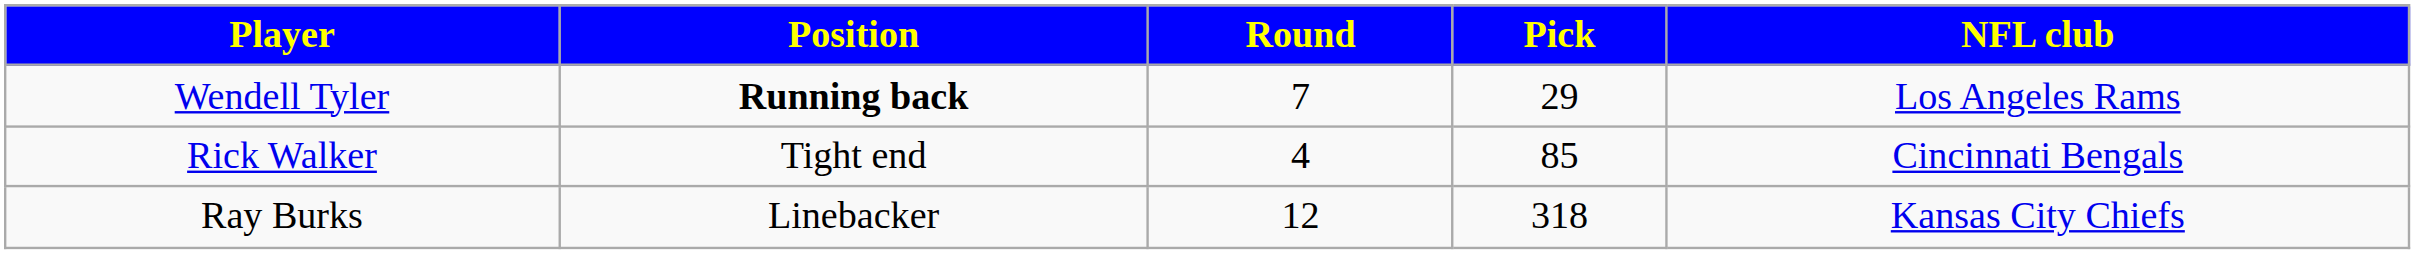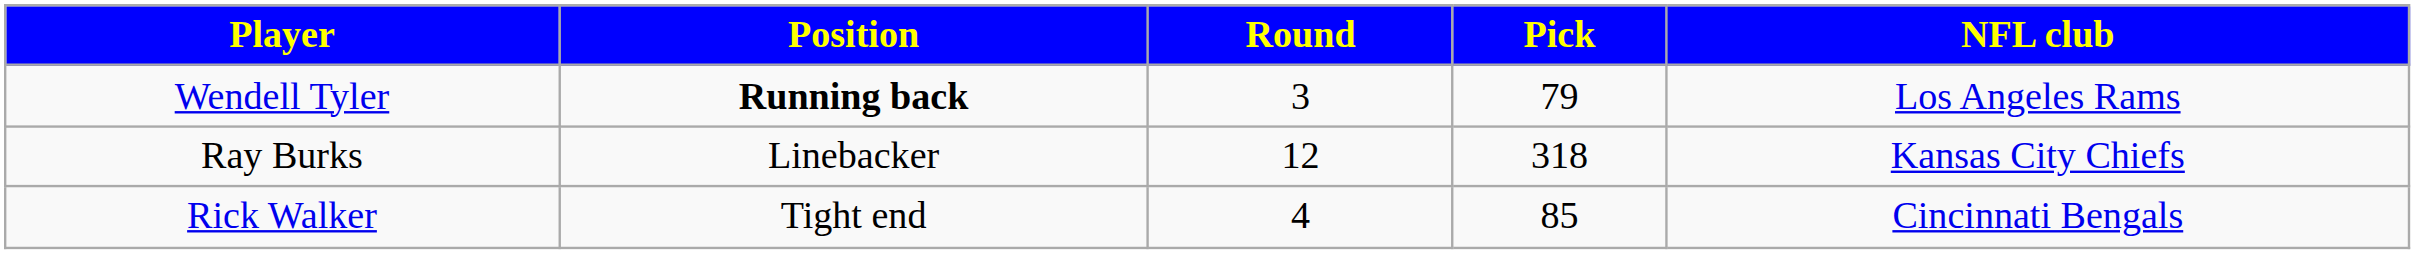(1301, 95) 7 -> (1301, 95) 3
(1559, 95) 29 -> (1559, 95) 79
rows swapped: (282, 155) <-> (282, 215)
